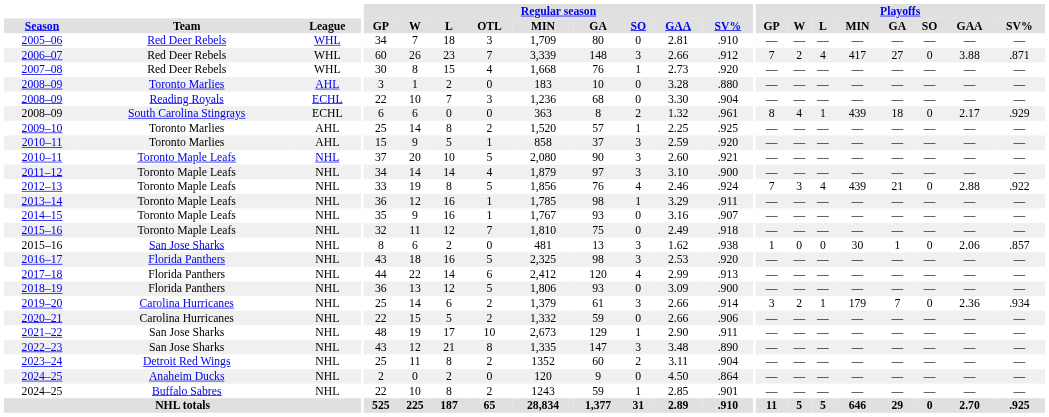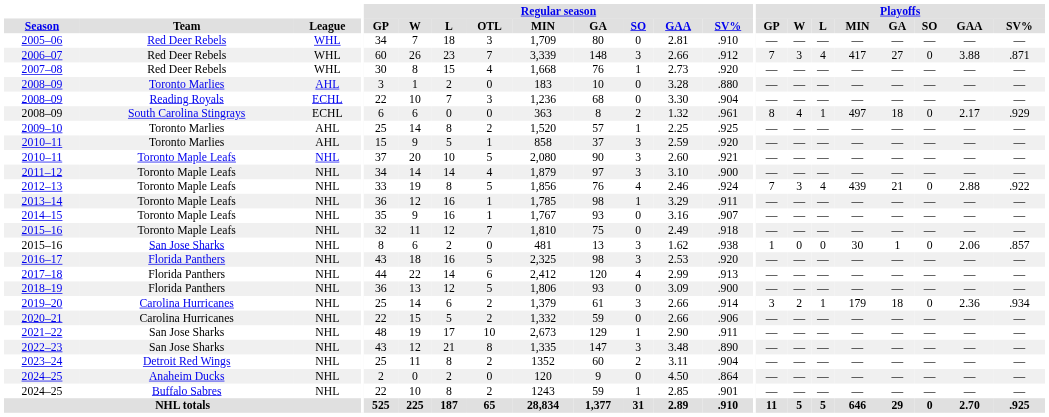(799, 55) 2 -> (799, 55) 3
(857, 113) 439 -> (857, 113) 497
(897, 303) 7 -> (897, 303) 18
